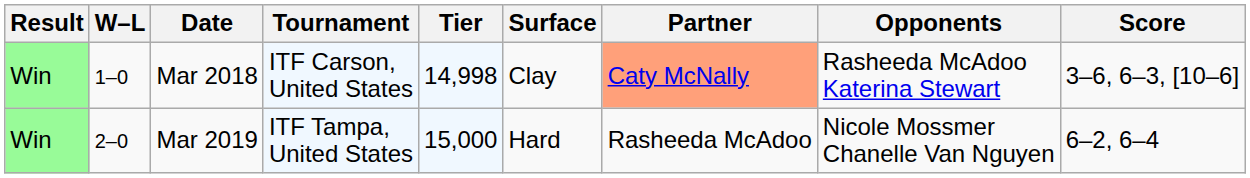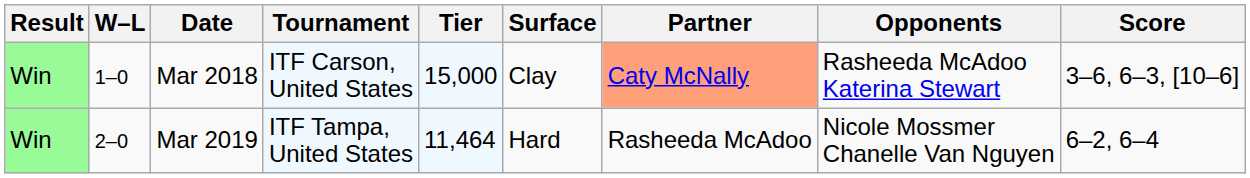(461, 75) 14,998 -> (461, 75) 15,000
(461, 140) 15,000 -> (460, 140) 11,464
